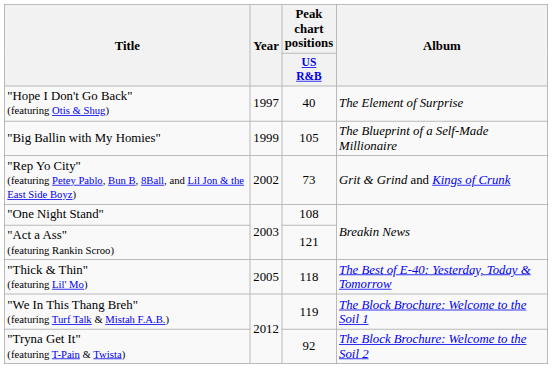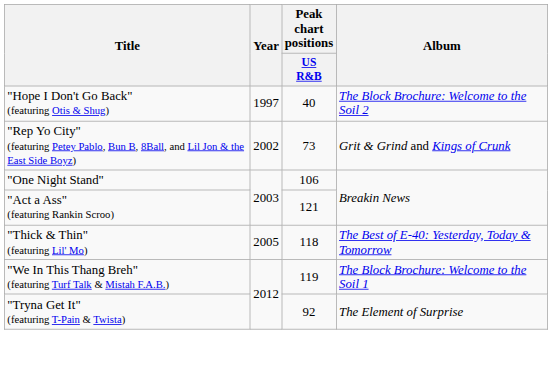(401, 103) The Element of Surprise -> (433, 103) The Block Brochure: Welcome to the Soil 2
- row: (84, 138)
(309, 214) 108 -> (309, 180) 106
(433, 346) The Block Brochure: Welcome to the Soil 2 -> (401, 311) The Element of Surprise
